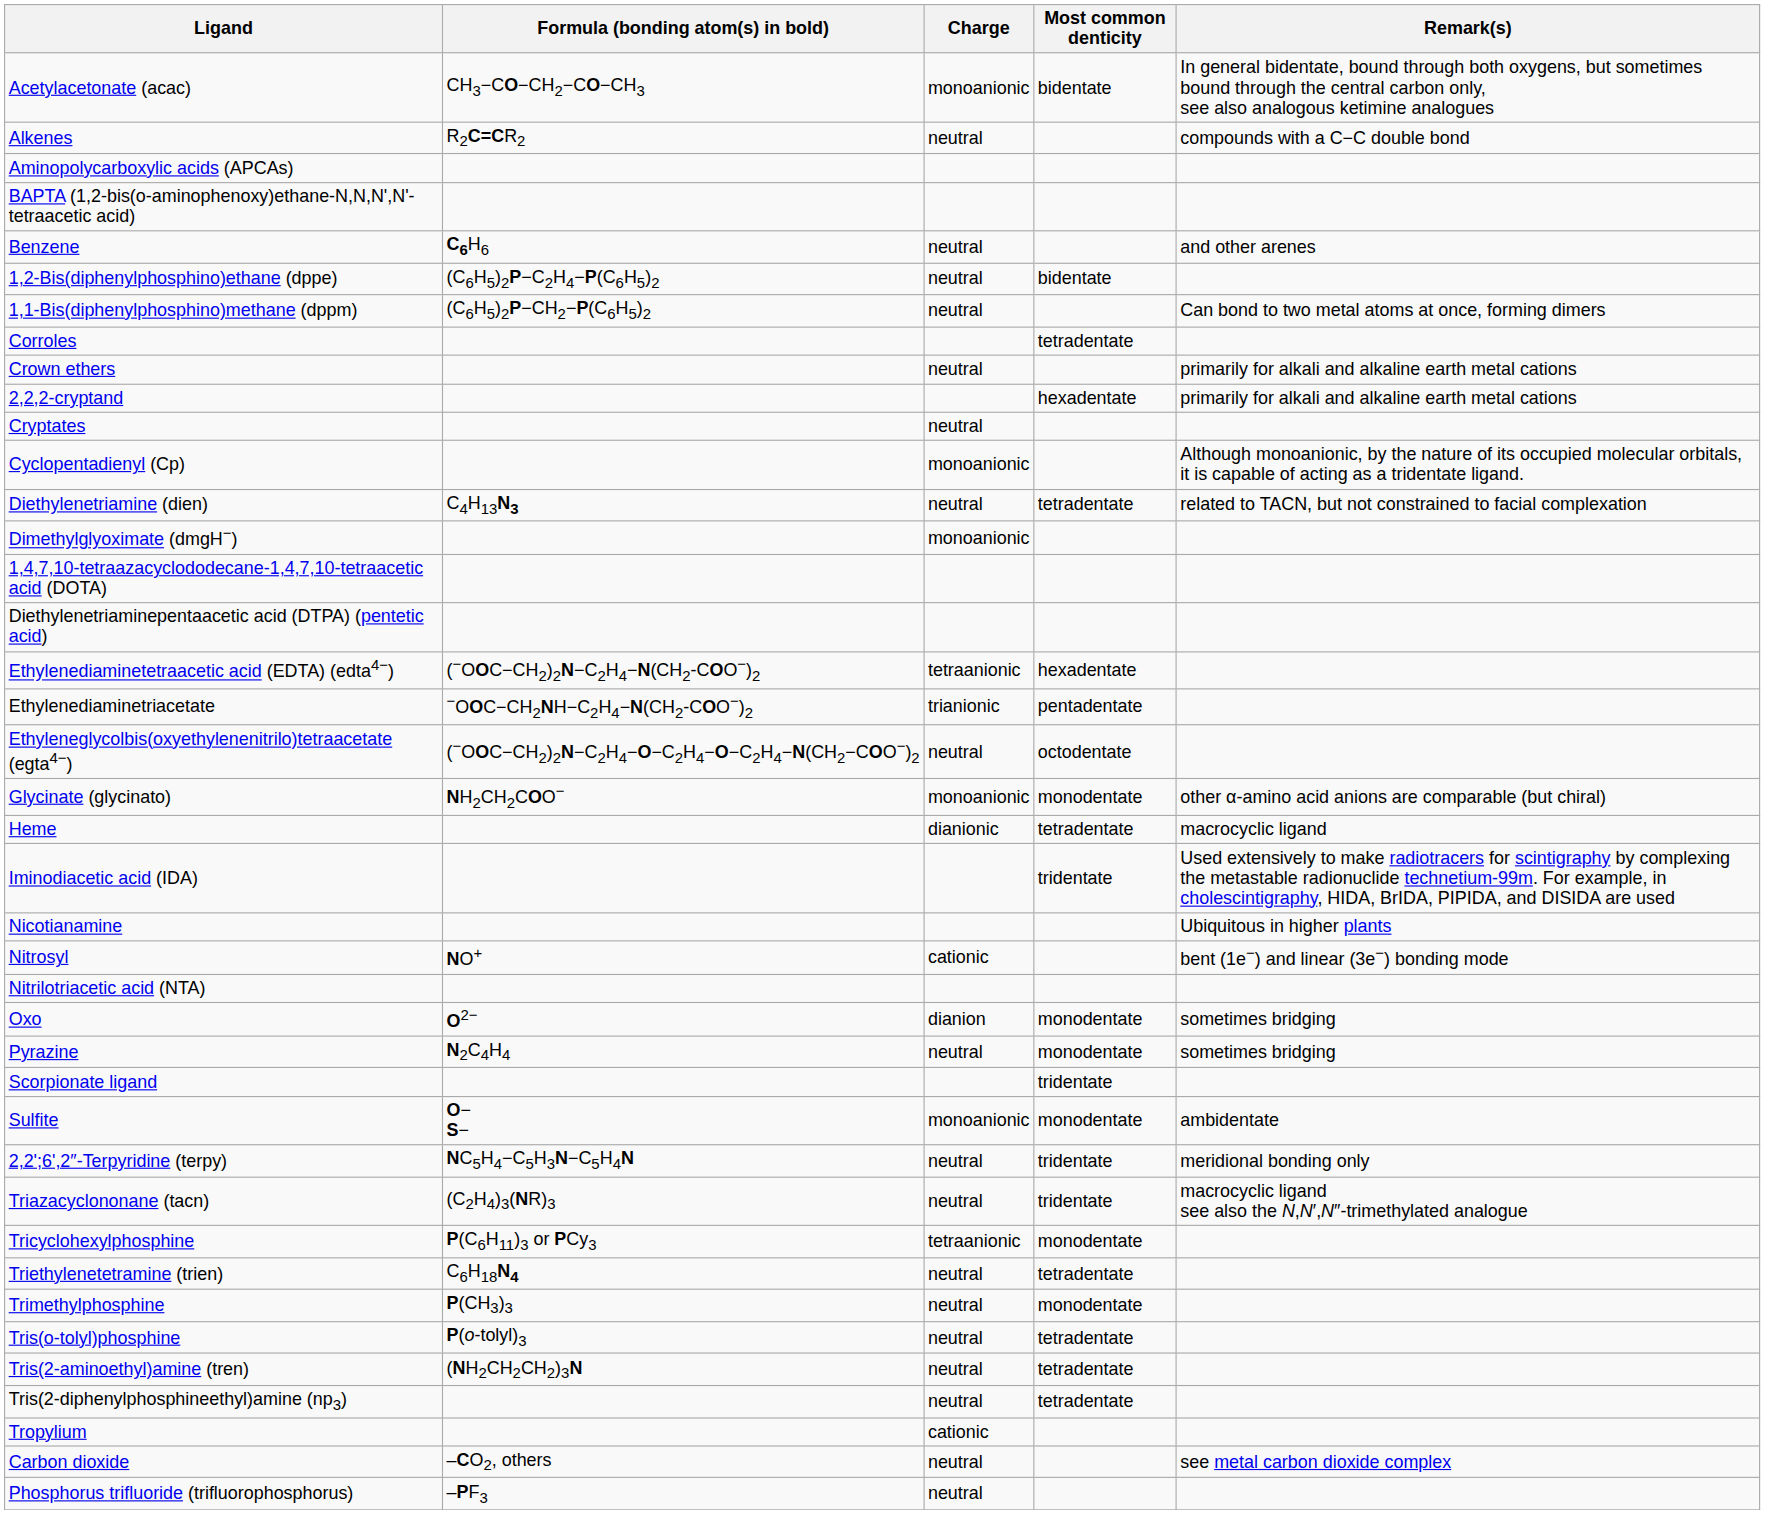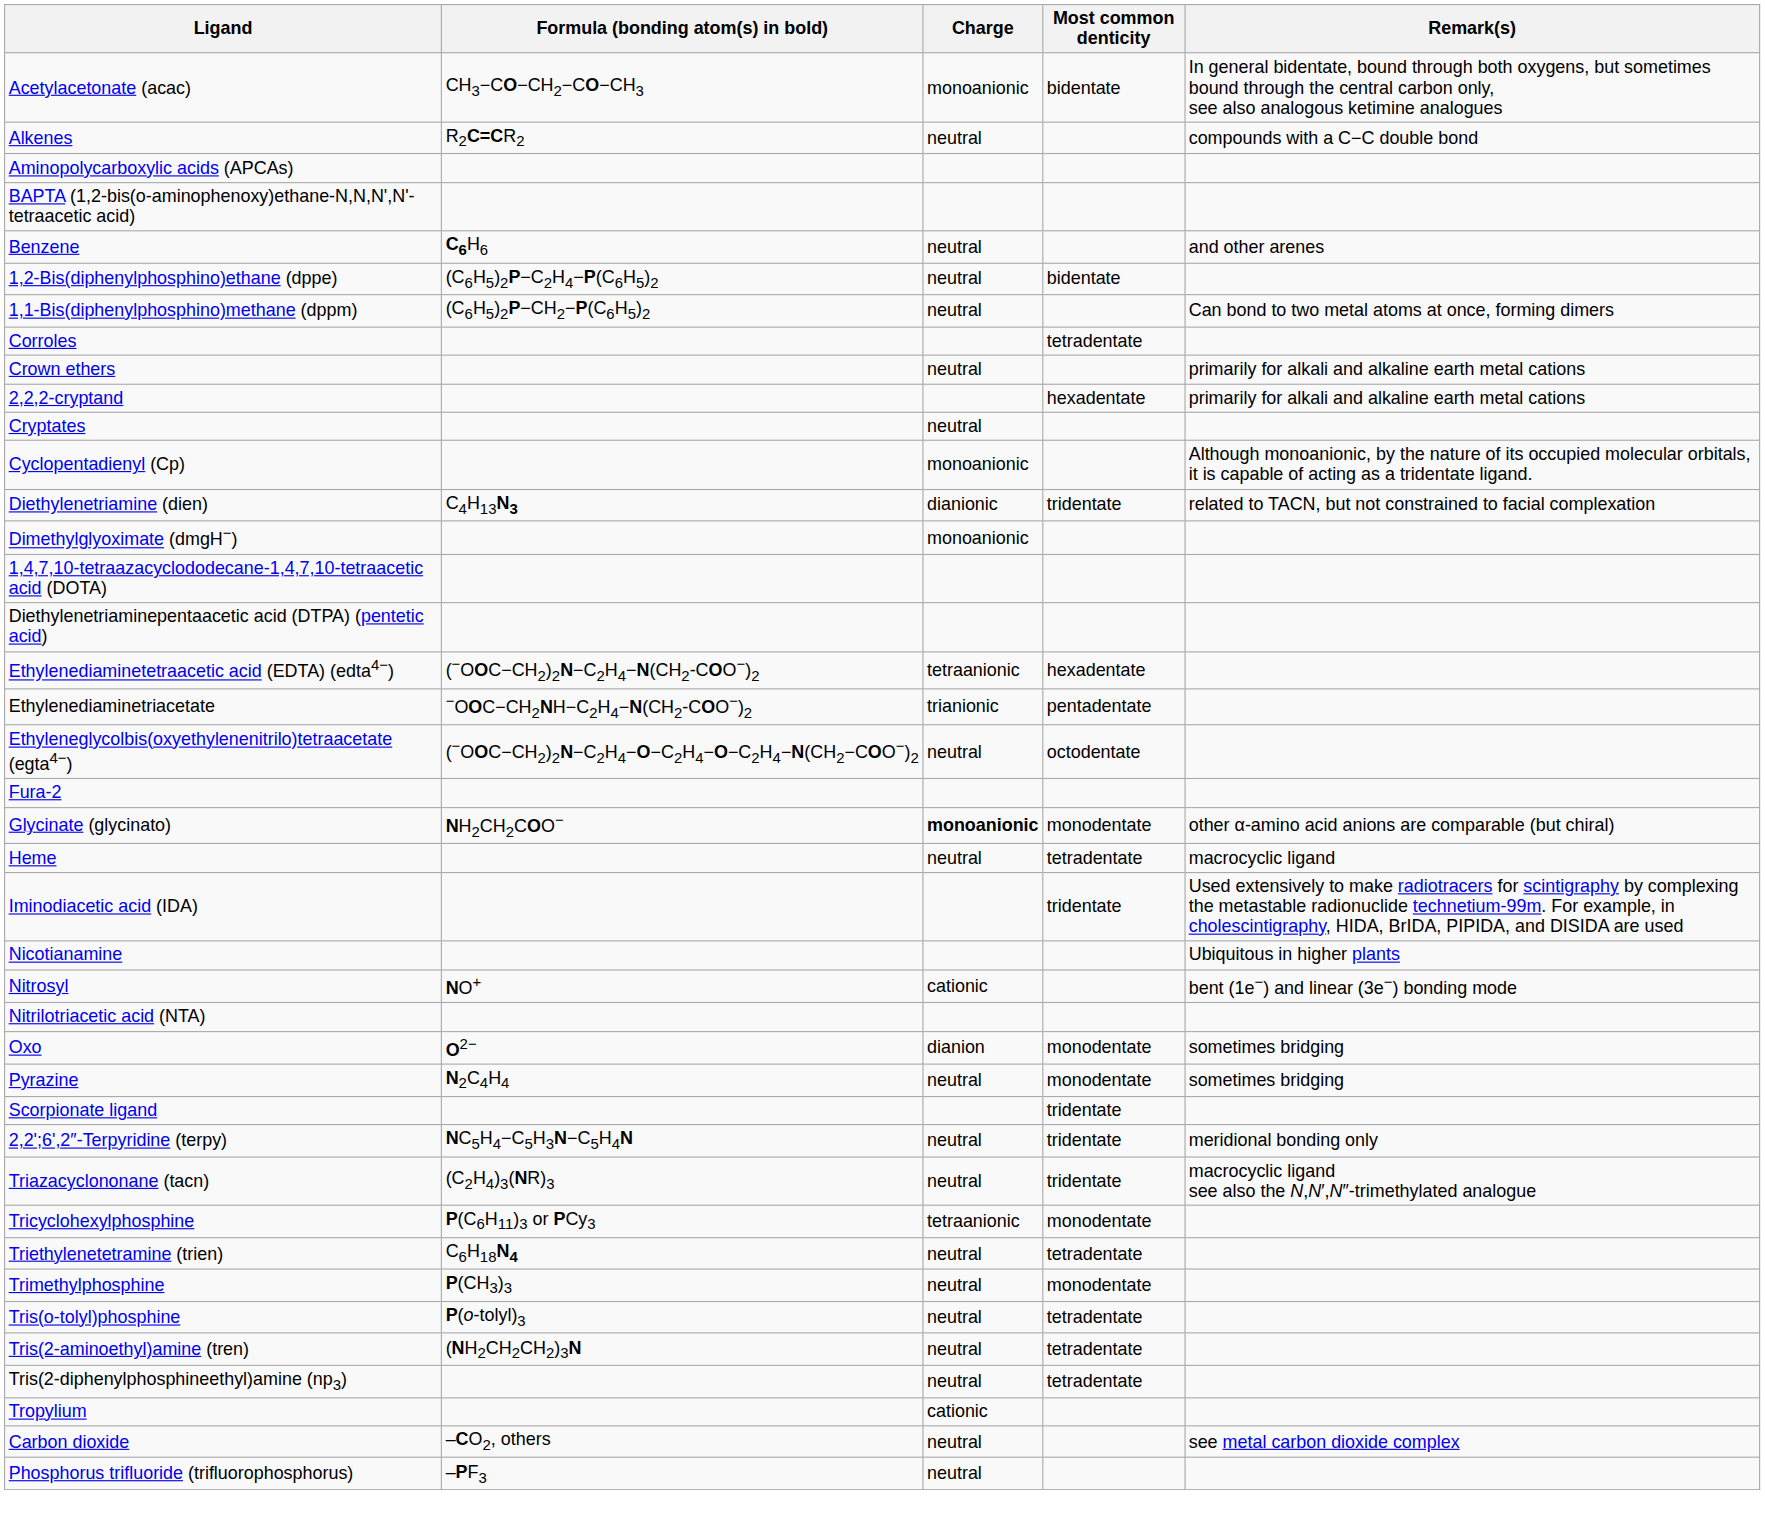(955, 505) neutral -> (962, 505) dianionic
(1086, 505) tetradentate -> (1084, 505) tridentate
+ row: (35, 792)
(979, 796) normal -> (983, 825) bold
(963, 829) dianionic -> (954, 858) neutral
- row: (34, 1120)
